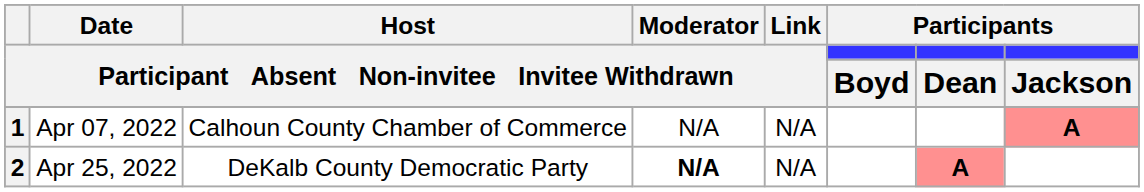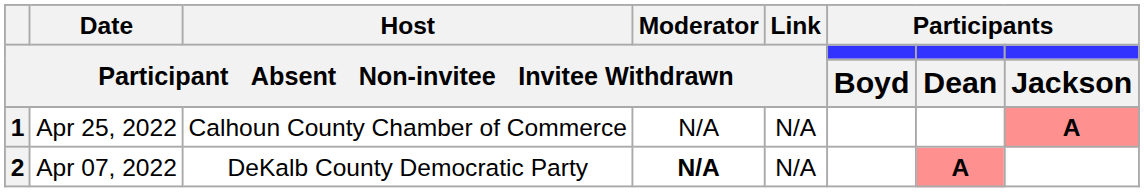(107, 127) Apr 07, 2022 -> (107, 127) Apr 25, 2022
(107, 167) Apr 25, 2022 -> (107, 167) Apr 07, 2022
